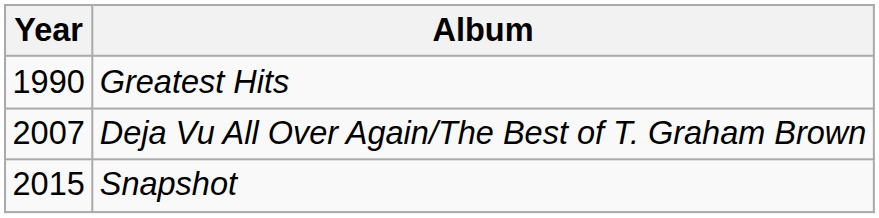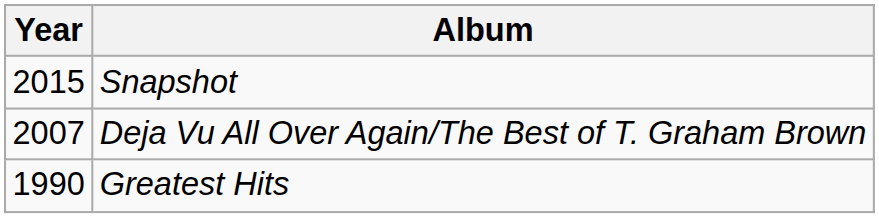rows swapped: (194, 81) <-> (168, 184)
